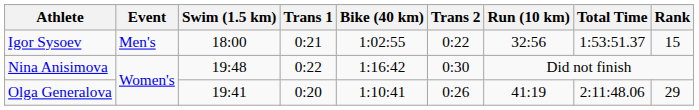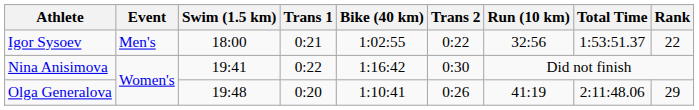(672, 42) 15 -> (672, 42) 22
(229, 67) 19:48 -> (229, 67) 19:41
(229, 93) 19:41 -> (229, 93) 19:48
